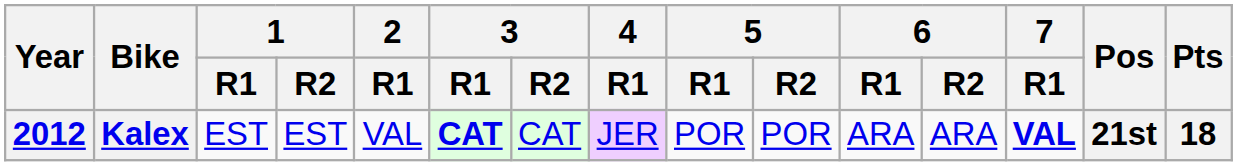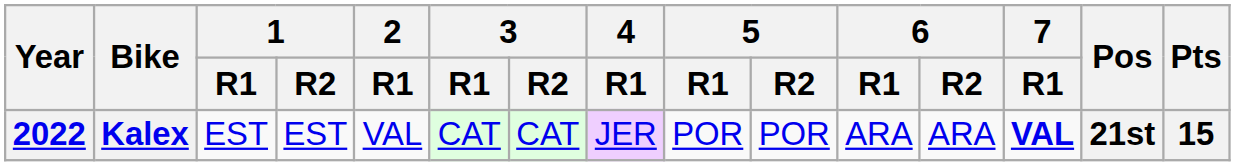(49, 135) 2012 -> (49, 135) 2022
(470, 135) bold -> (469, 135) normal
(1198, 135) 18 -> (1196, 135) 15
